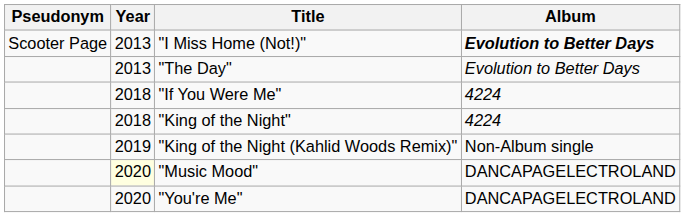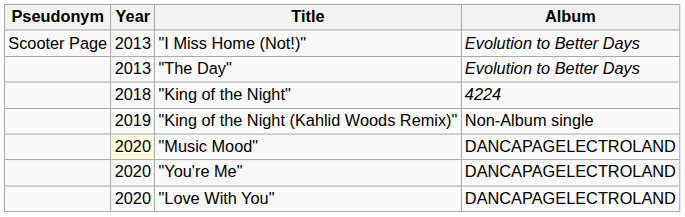(560, 43) bold -> (552, 43) normal
- row: (220, 95)
+ row: (216, 198)
